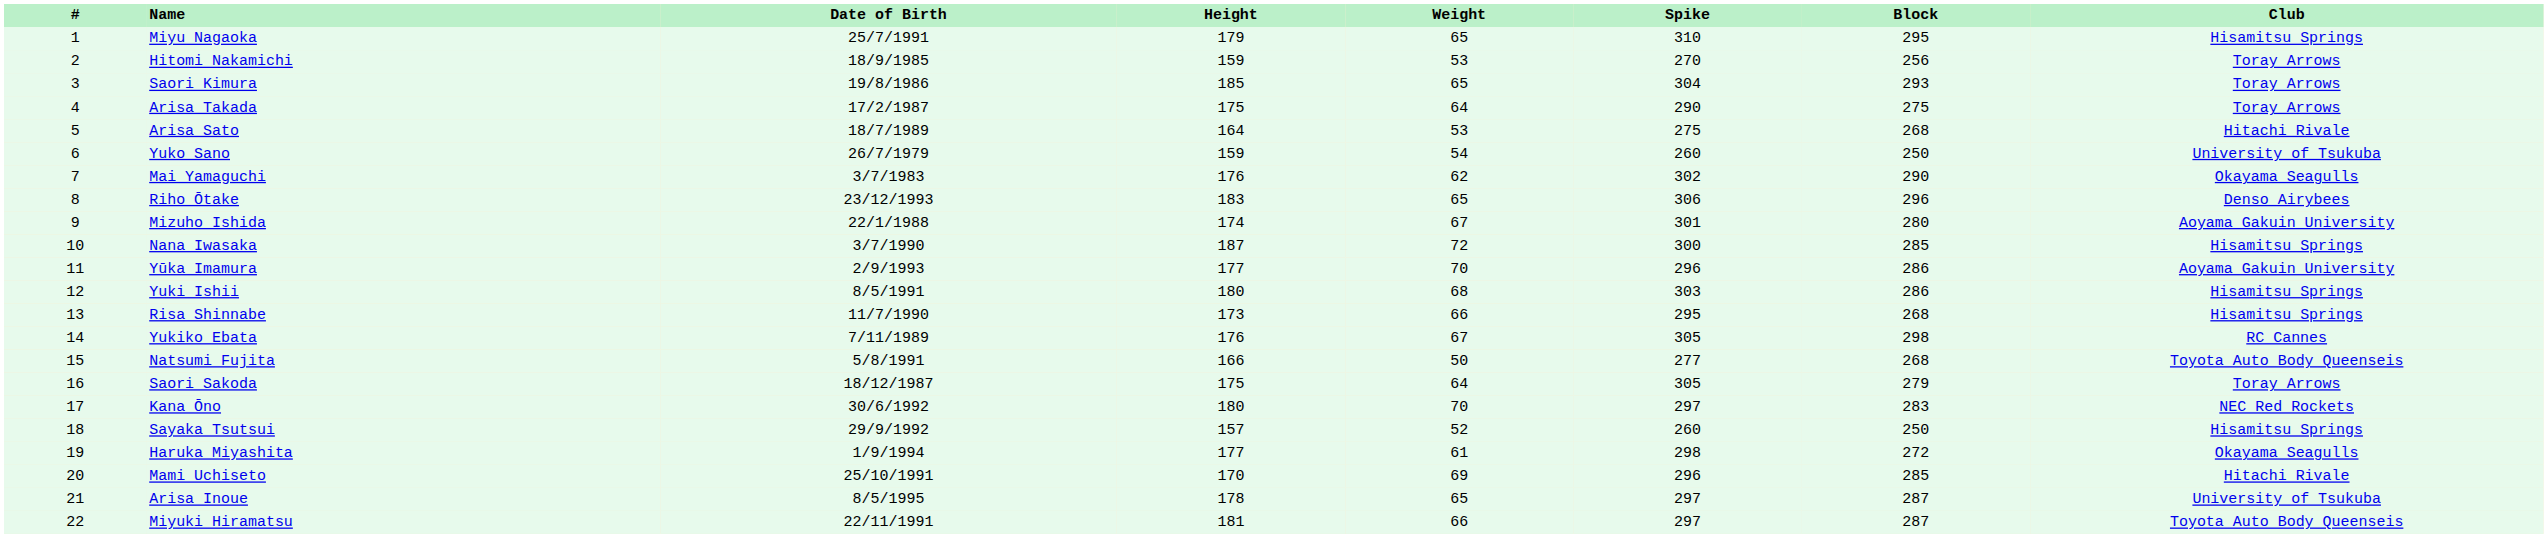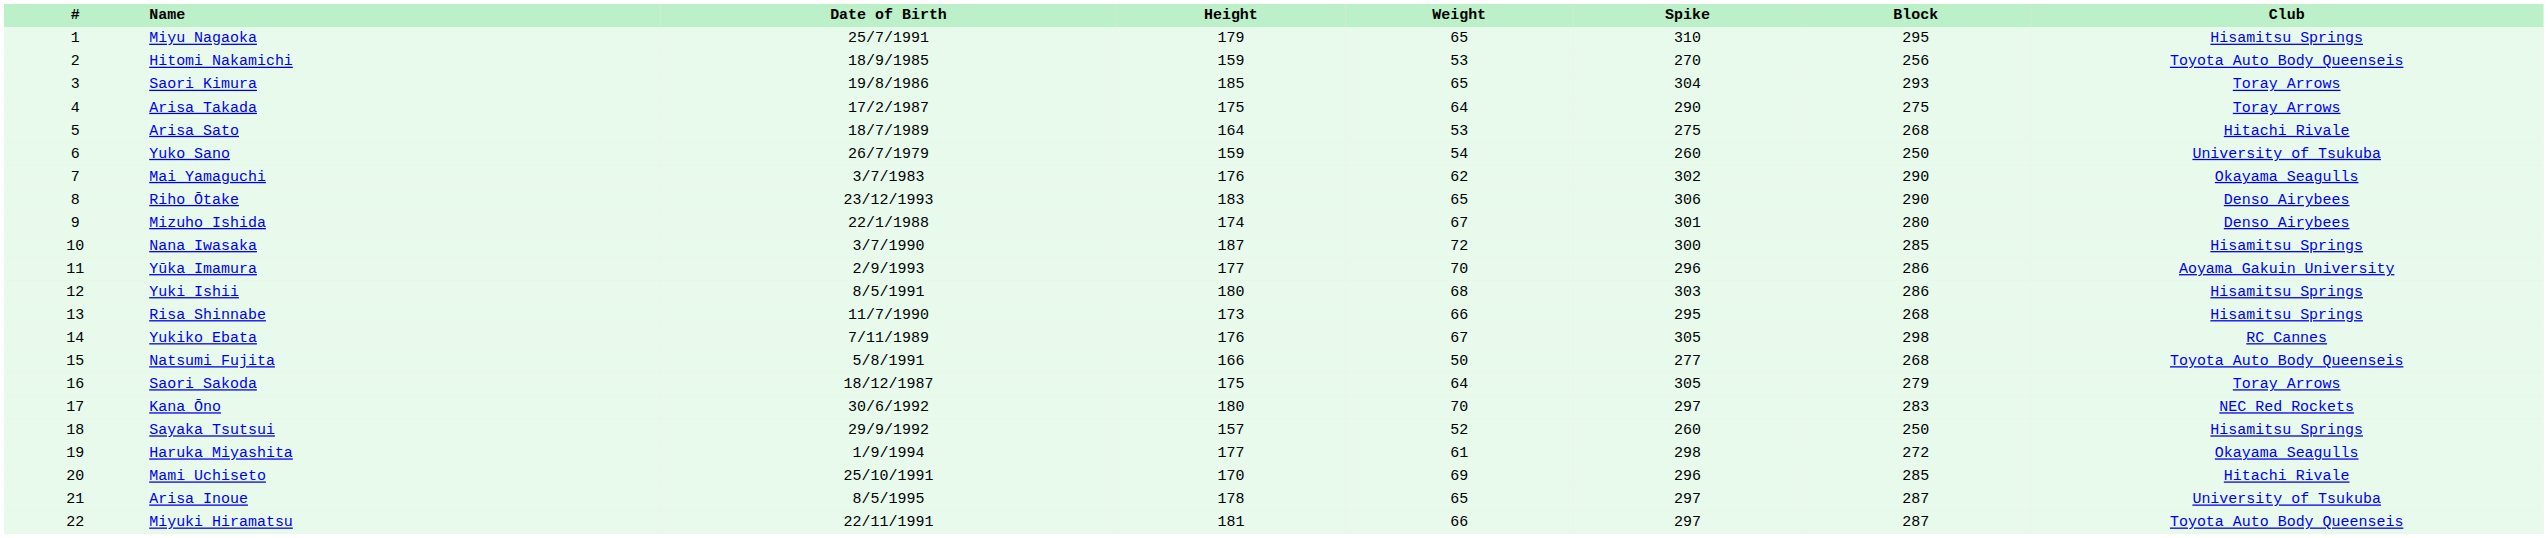(2287, 62) Toray Arrows -> (2287, 62) Toyota Auto Body Queenseis
(1916, 200) 296 -> (1916, 200) 290
(2287, 223) Aoyama Gakuin University -> (2287, 223) Denso Airybees
